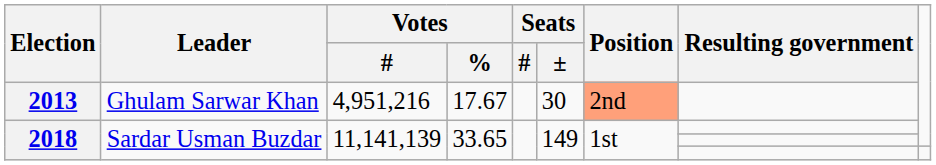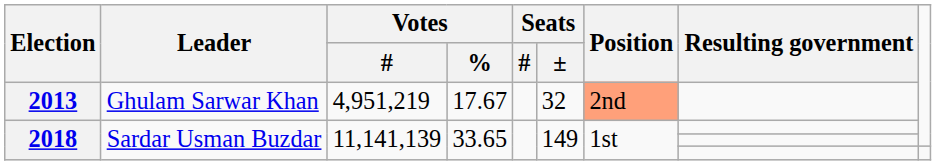(381, 100) 4,951,216 -> (381, 100) 4,951,219
(554, 100) 30 -> (554, 100) 32
